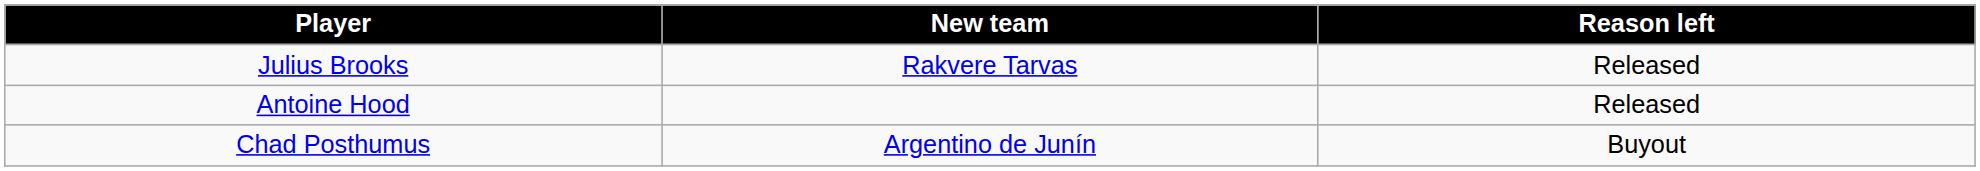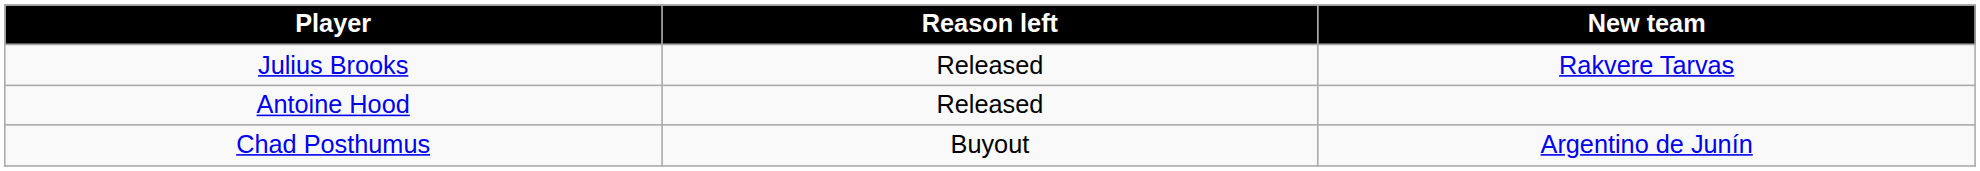columns swapped: (1647, 24) <-> (990, 24)
